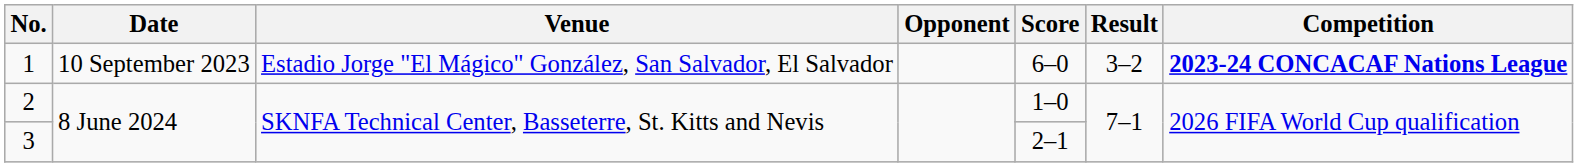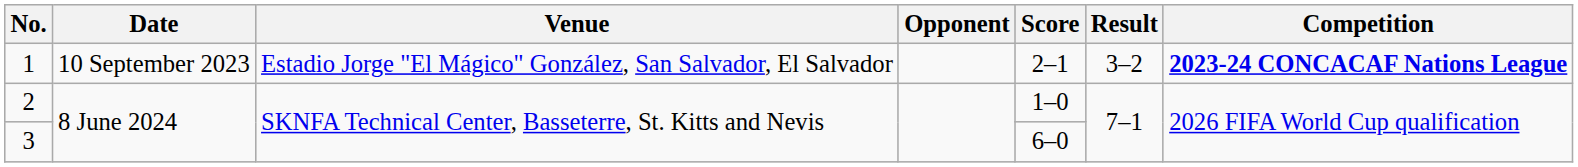(1050, 63) 6–0 -> (1050, 63) 2–1
(1050, 141) 2–1 -> (1050, 141) 6–0
